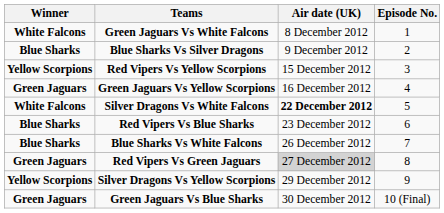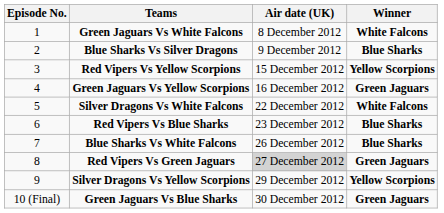columns swapped: (407, 13) <-> (50, 13)
(326, 106) bold -> (300, 106) normal
